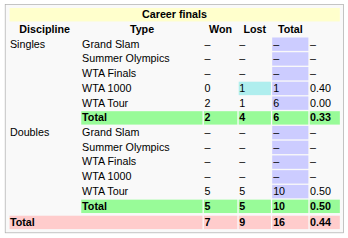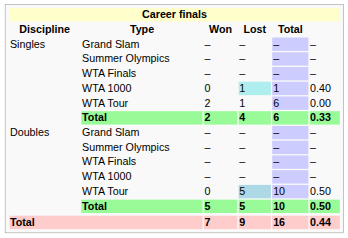(208, 191) 5 -> (208, 191) 0
(242, 191) no background -> (242, 191) lightblue background
